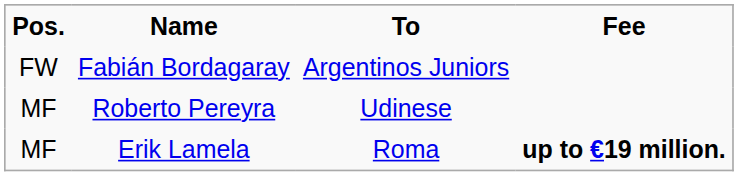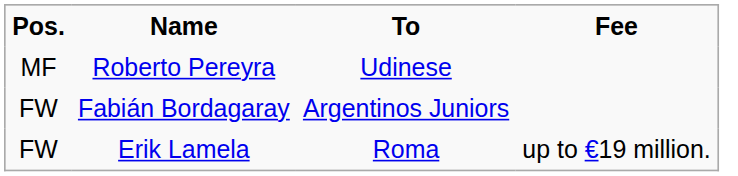rows swapped: (184, 67) <-> (184, 108)
(38, 149) MF -> (38, 149) FW
(624, 149) bold -> (617, 149) normal
